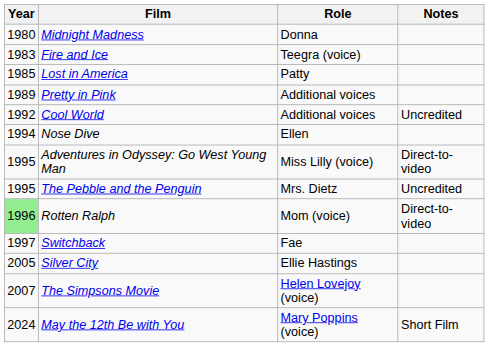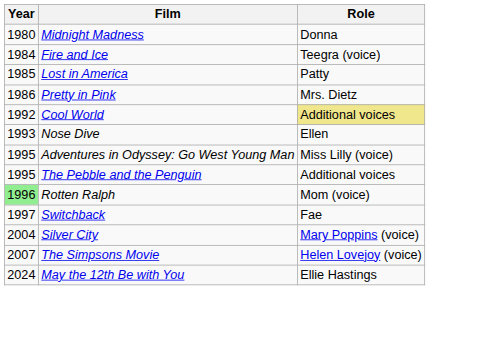- column: (441, 14)
(21, 54) 1983 -> (21, 54) 1984
(21, 94) 1989 -> (21, 94) 1986
(328, 94) Additional voices -> (329, 94) Mrs. Dietz
(328, 114) no background -> (348, 114) khaki background
(21, 134) 1994 -> (21, 134) 1993
(309, 189) Mrs. Dietz -> (348, 174) Additional voices
(21, 263) 2005 -> (21, 235) 2004
(319, 263) Ellie Hastings -> (360, 235) Mary Poppins (voice)
(319, 324) Mary Poppins (voice) -> (339, 275) Ellie Hastings
